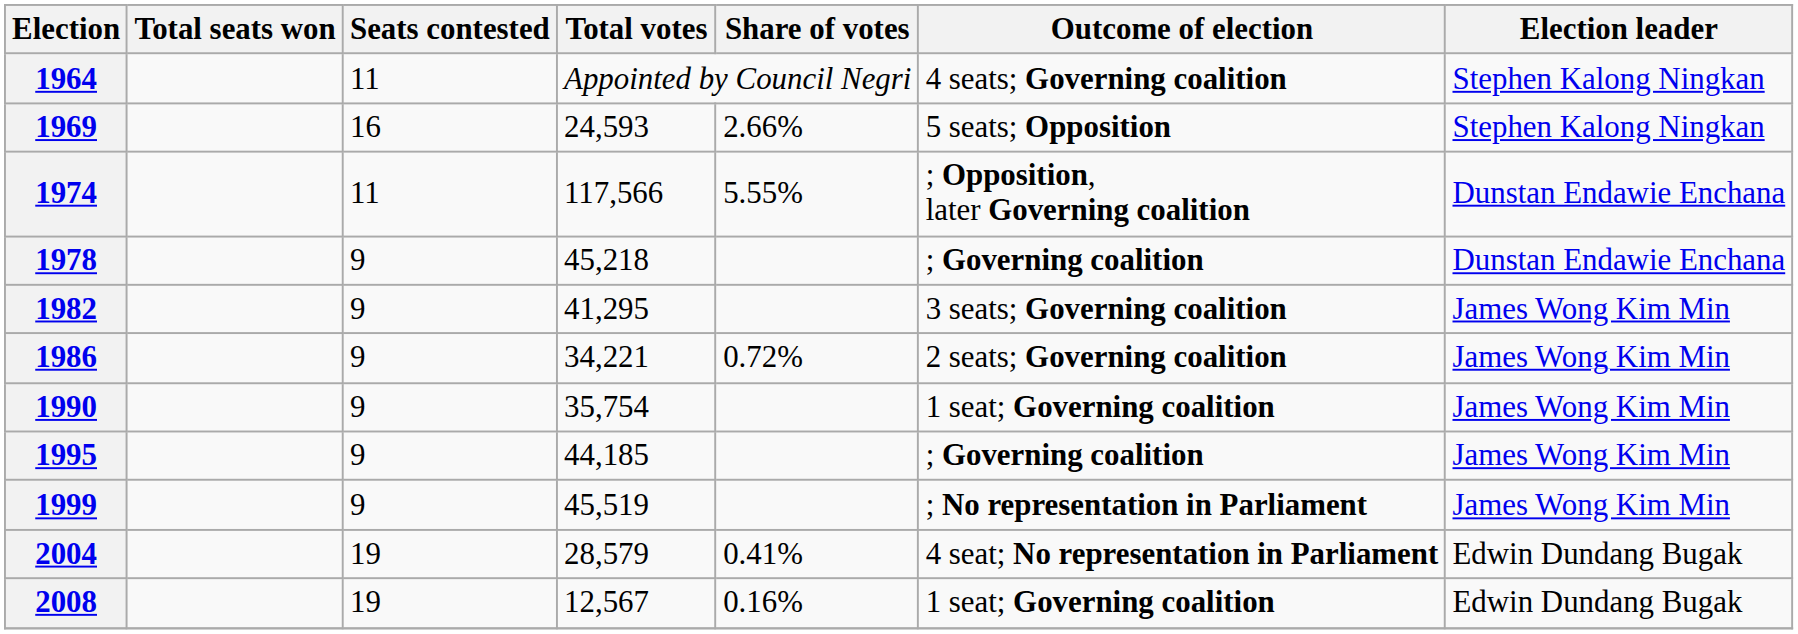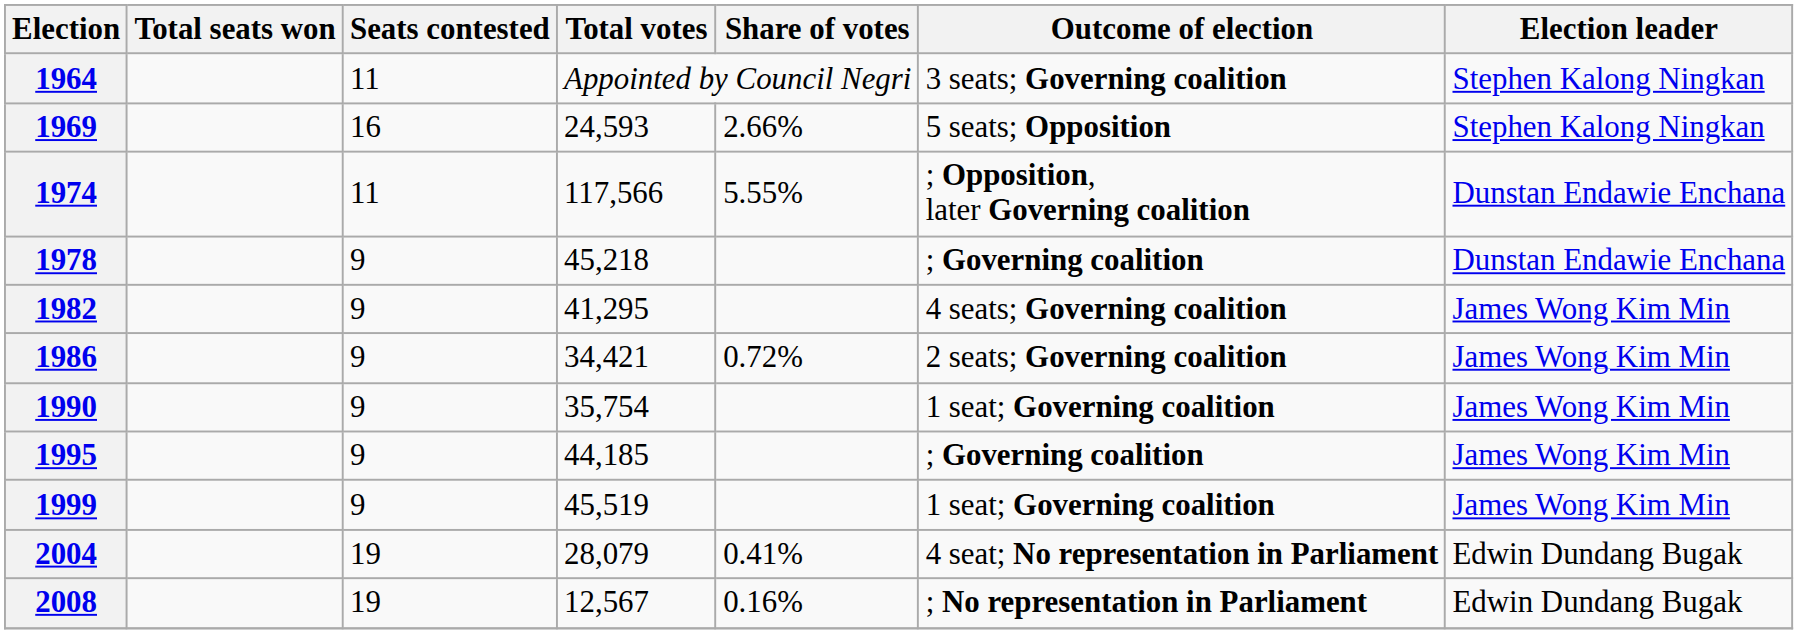(1106, 77) 4 seats; Governing coalition -> (1106, 77) 3 seats; Governing coalition
(1106, 308) 3 seats; Governing coalition -> (1106, 308) 4 seats; Governing coalition
(606, 357) 34,221 -> (606, 357) 34,421
(1146, 504) ; No representation in Parliament -> (1100, 504) 1 seat; Governing coalition
(606, 553) 28,579 -> (606, 553) 28,079
(1100, 602) 1 seat; Governing coalition -> (1146, 602) ; No representation in Parliament
